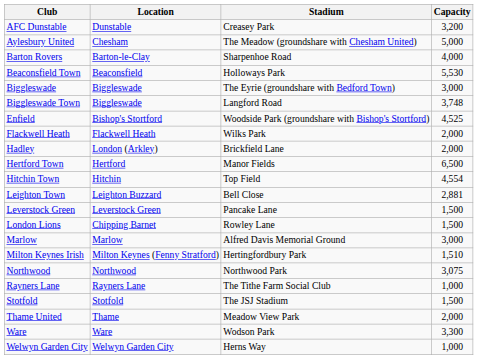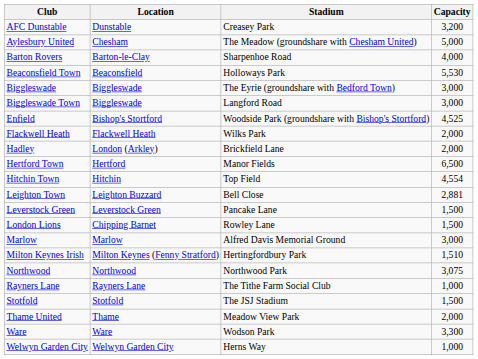(452, 103) 3,748 -> (452, 103) 3,000
